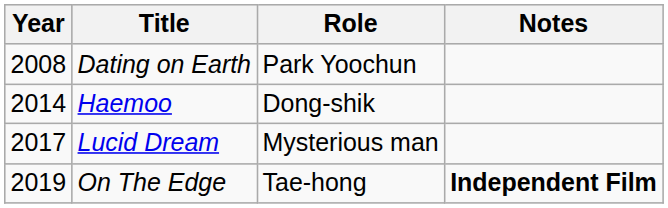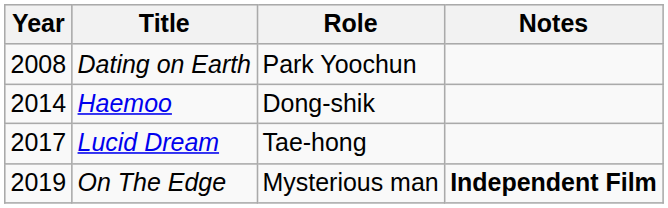(351, 143) Mysterious man -> (315, 143) Tae-hong
(315, 182) Tae-hong -> (351, 182) Mysterious man
